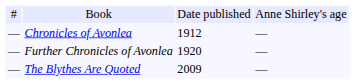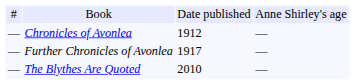(190, 51) 1920 -> (190, 51) 1917
(190, 69) 2009 -> (190, 69) 2010
